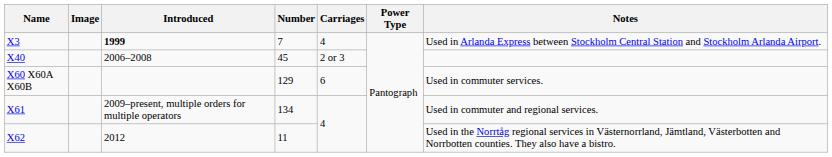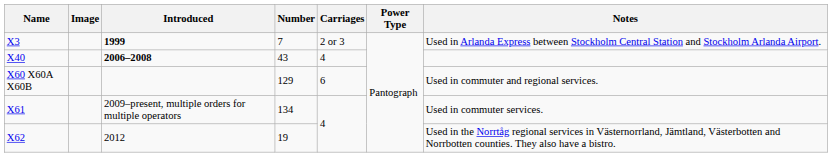(323, 41) 4 -> (332, 41) 2 or 3
(128, 58) normal -> (128, 58) bold
(283, 58) 45 -> (283, 58) 43
(332, 58) 2 or 3 -> (323, 58) 4
(484, 80) Used in commuter services. -> (512, 80) Used in commuter and regional services.
(512, 109) Used in commuter and regional services. -> (484, 109) Used in commuter services.
(283, 138) 11 -> (283, 138) 19
